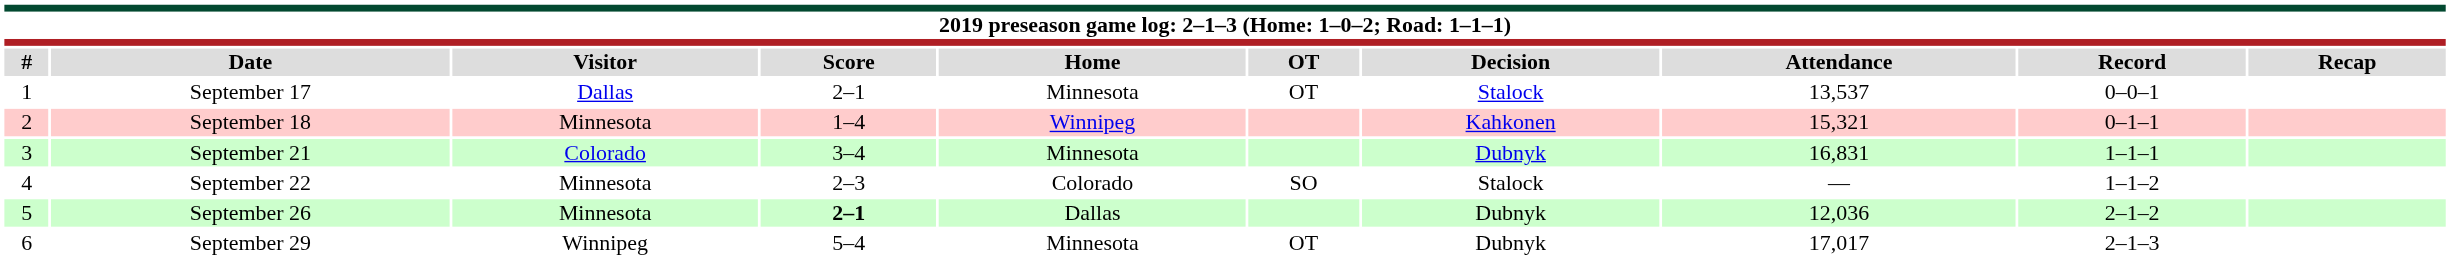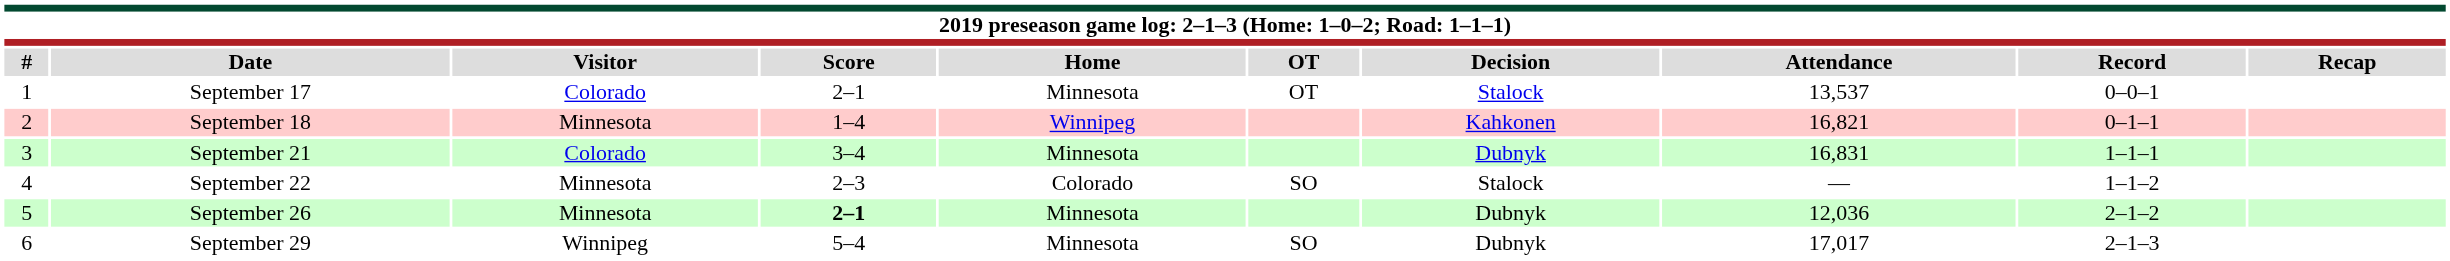(605, 92) Dallas -> (605, 92) Colorado
(1839, 122) 15,321 -> (1839, 122) 16,821
(1092, 212) Dallas -> (1092, 212) Minnesota
(1303, 242) OT -> (1303, 242) SO
